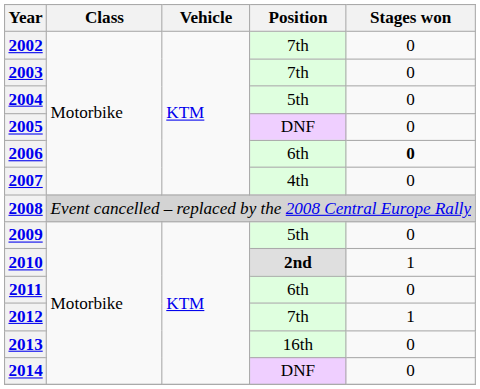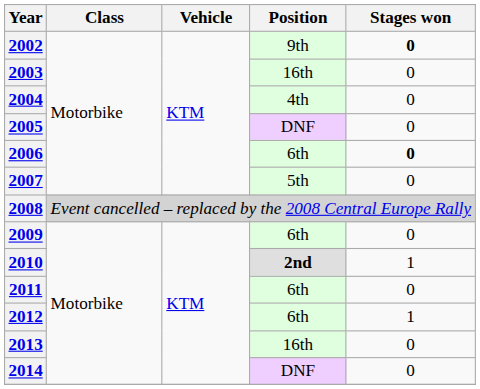(298, 45) 7th -> (298, 45) 9th
(411, 45) normal -> (411, 45) bold
(298, 72) 7th -> (298, 72) 16th
(298, 99) 5th -> (298, 99) 4th
(298, 180) 4th -> (298, 180) 5th
(298, 235) 5th -> (298, 235) 6th
(298, 316) 7th -> (298, 316) 6th
